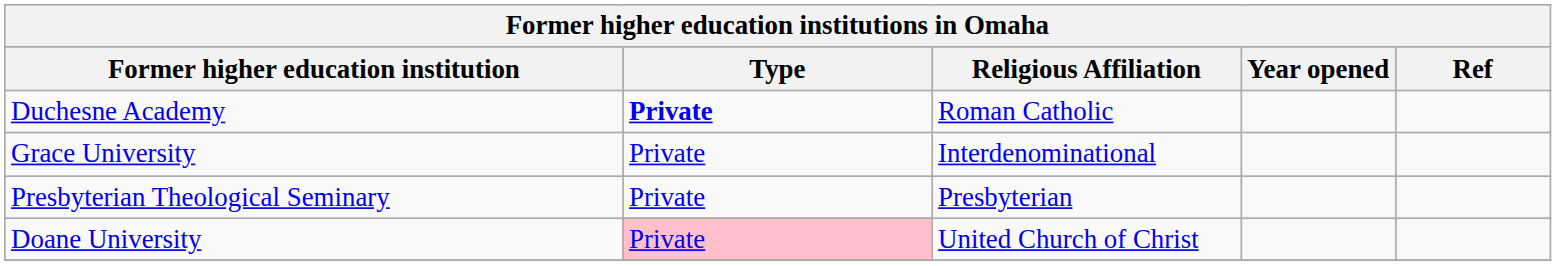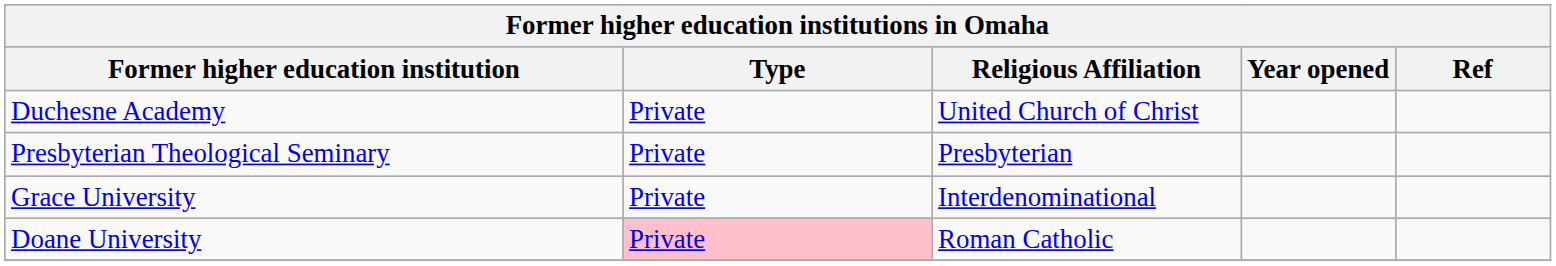(671, 111) bold -> (667, 111) normal
(1026, 111) Roman Catholic -> (1068, 111) United Church of Christ
rows swapped: (200, 196) <-> (103, 153)
(1068, 238) United Church of Christ -> (1026, 238) Roman Catholic
